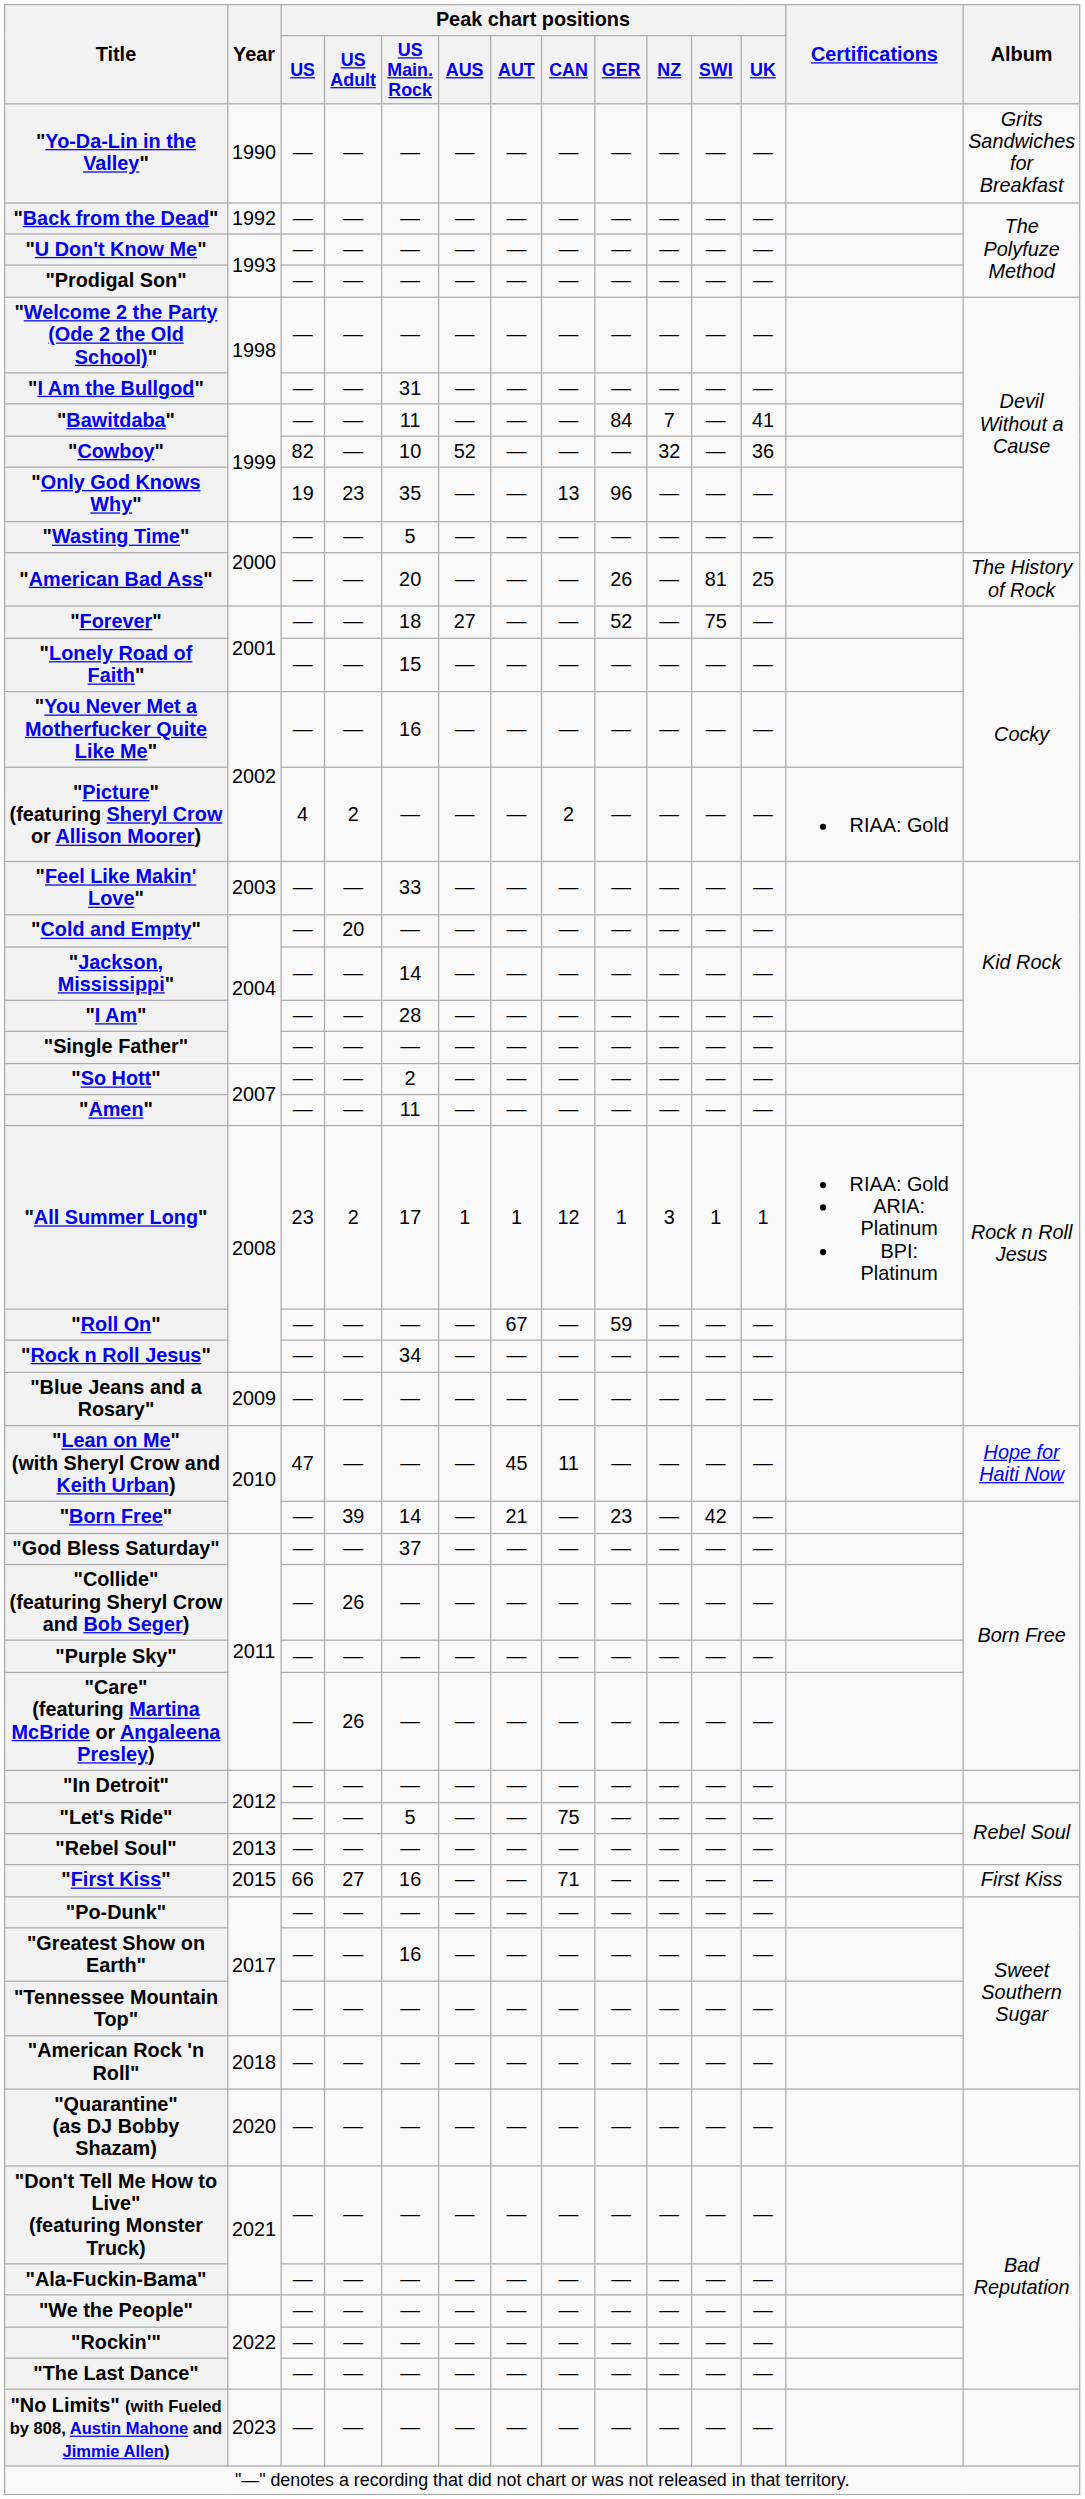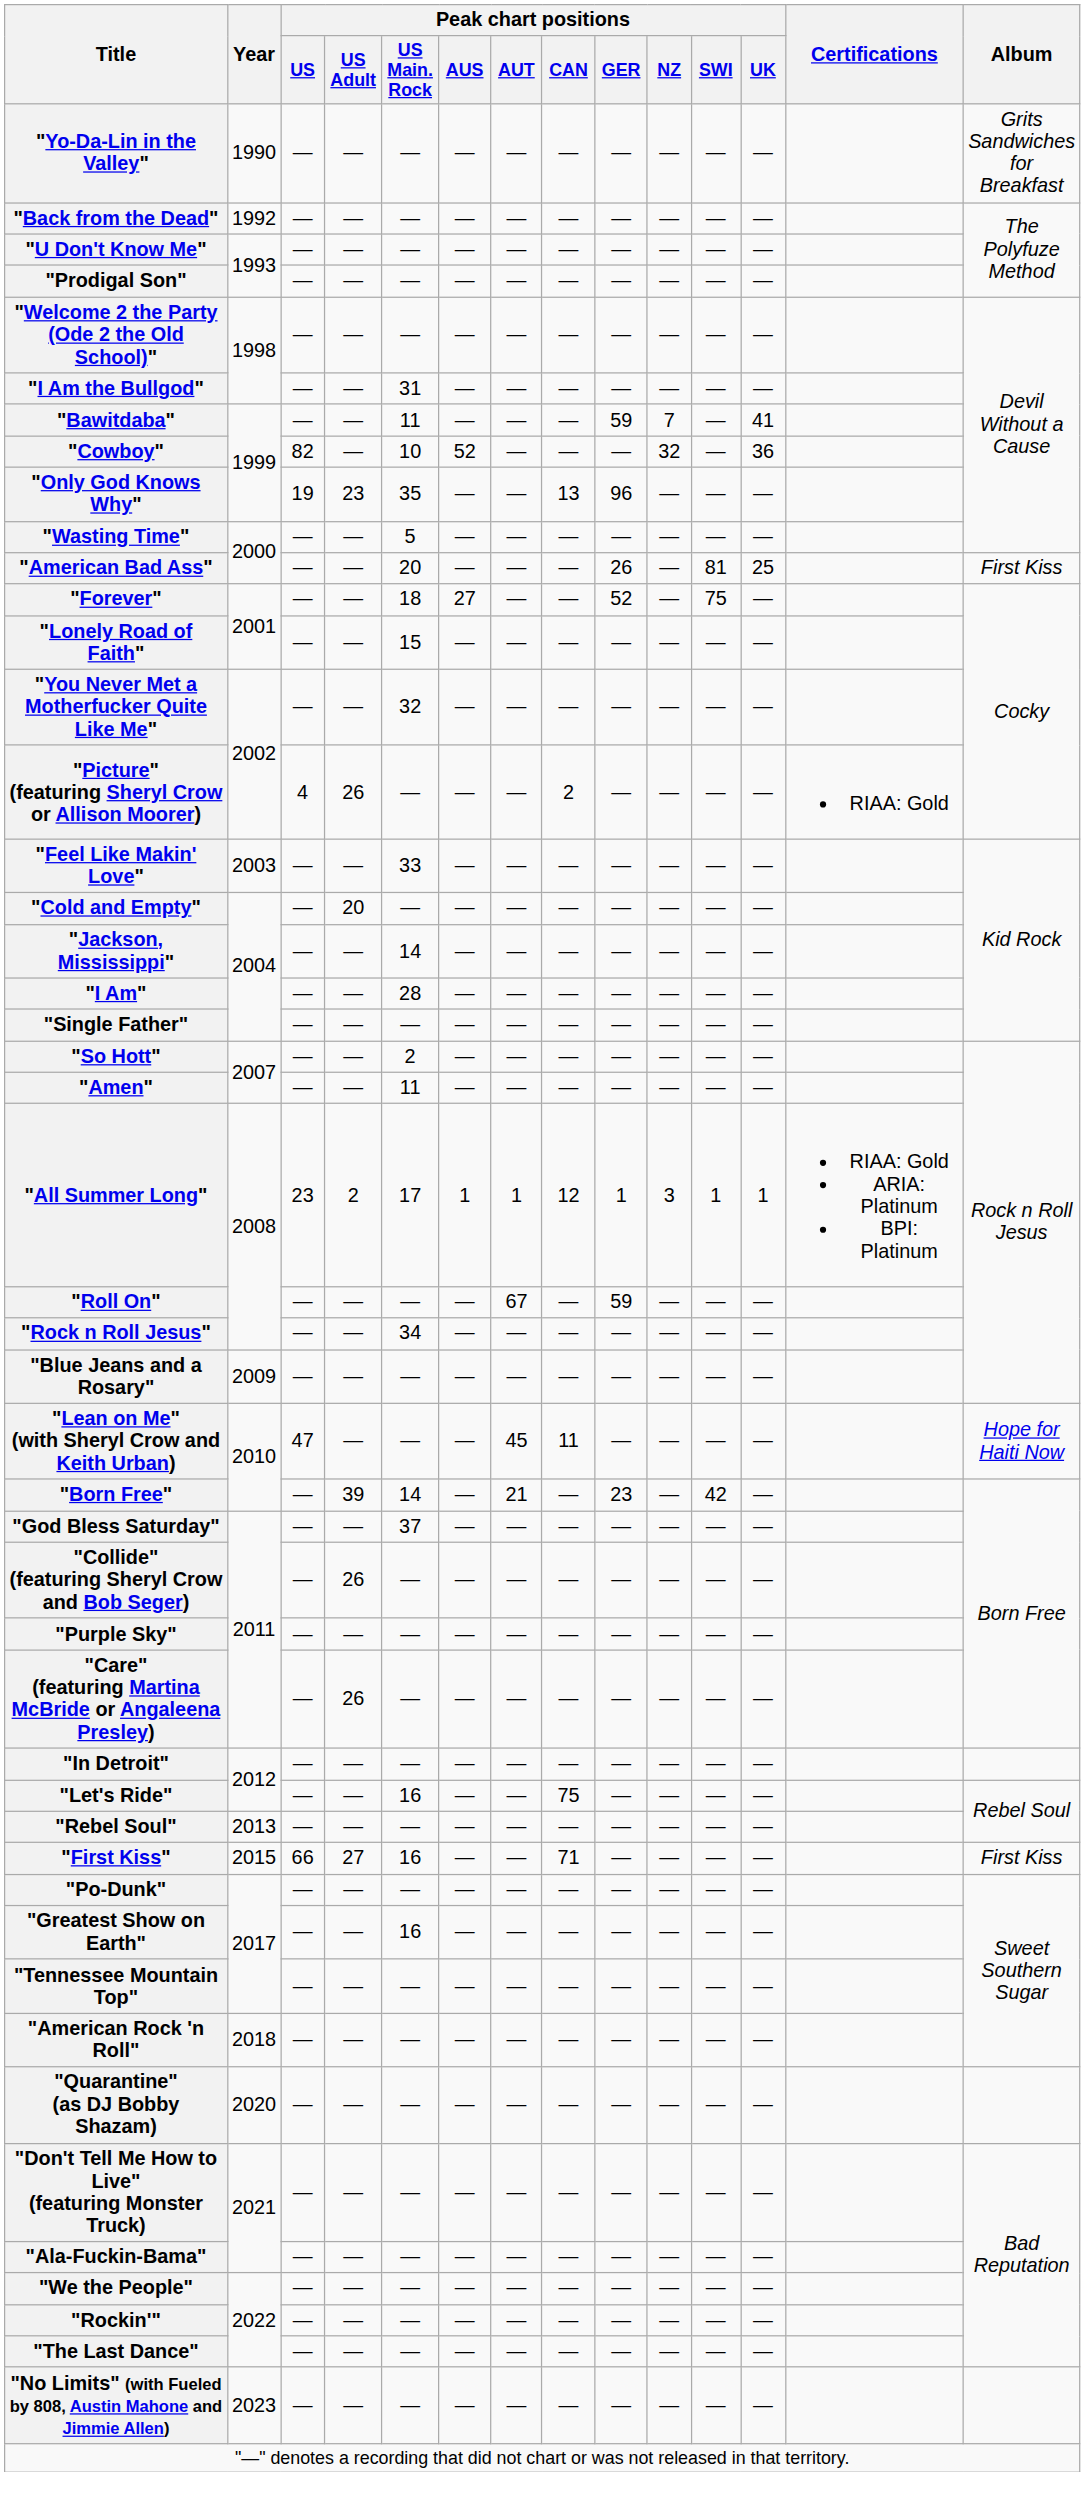(621, 419) 84 -> (621, 419) 59
(1022, 579) The History of Rock -> (1022, 568) First Kiss
(410, 729) 16 -> (410, 707) 32
(353, 814) 2 -> (353, 791) 26
(410, 1817) 5 -> (410, 1795) 16
